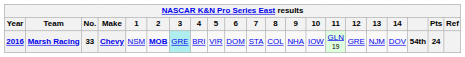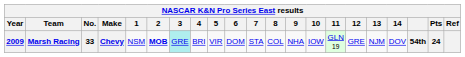(15, 42) 2016 -> (15, 42) 2009
